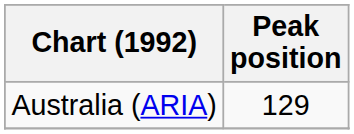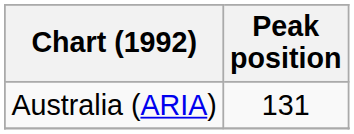(286, 104) 129 -> (286, 104) 131
